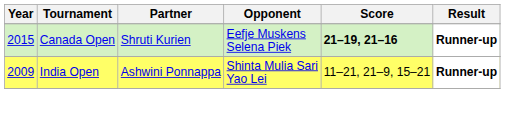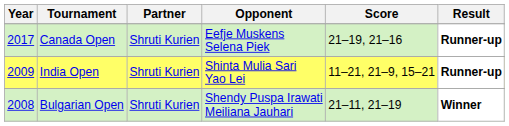(21, 40) 2015 -> (21, 40) 2017
(361, 40) bold -> (365, 40) normal
(171, 73) Ashwini Ponnappa -> (164, 73) Shruti Kurien
+ row: (82, 105)
